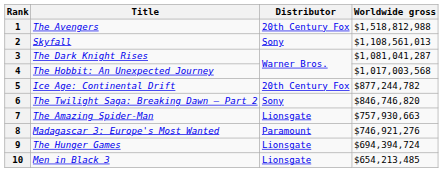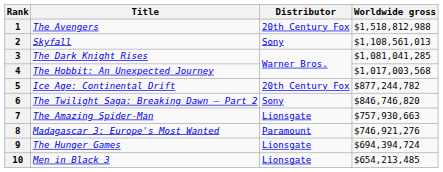(392, 56) $1,081,041,287 -> (392, 56) $1,081,041,285
